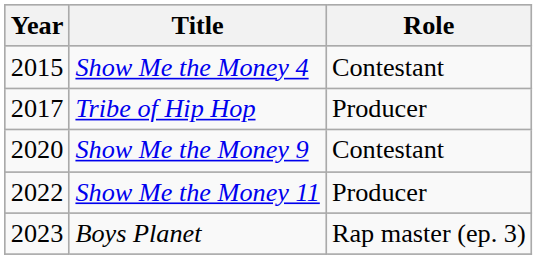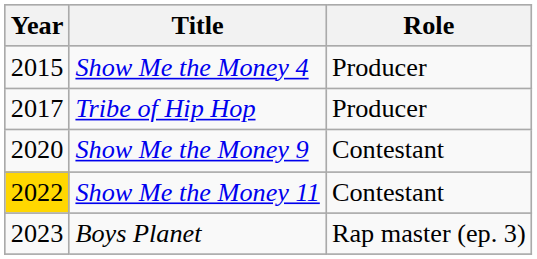(388, 66) Contestant -> (379, 66) Producer
(37, 191) no background -> (37, 191) gold background
(379, 191) Producer -> (388, 191) Contestant
